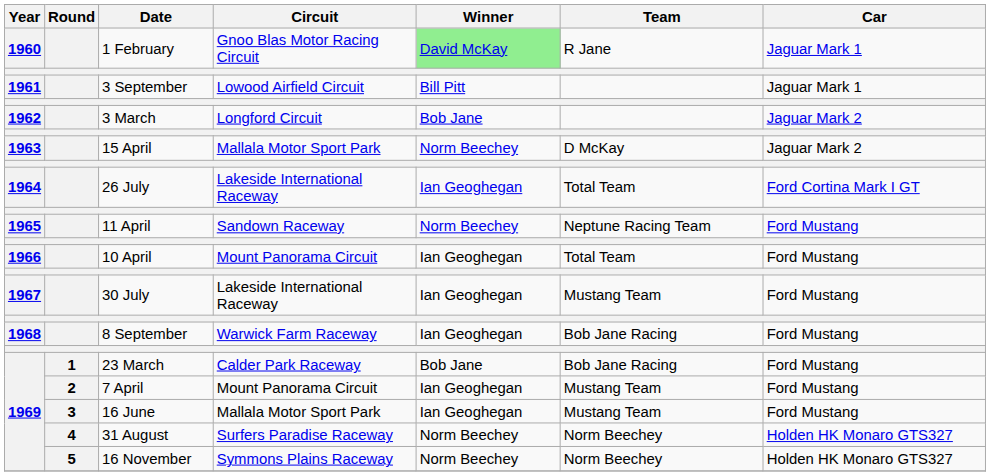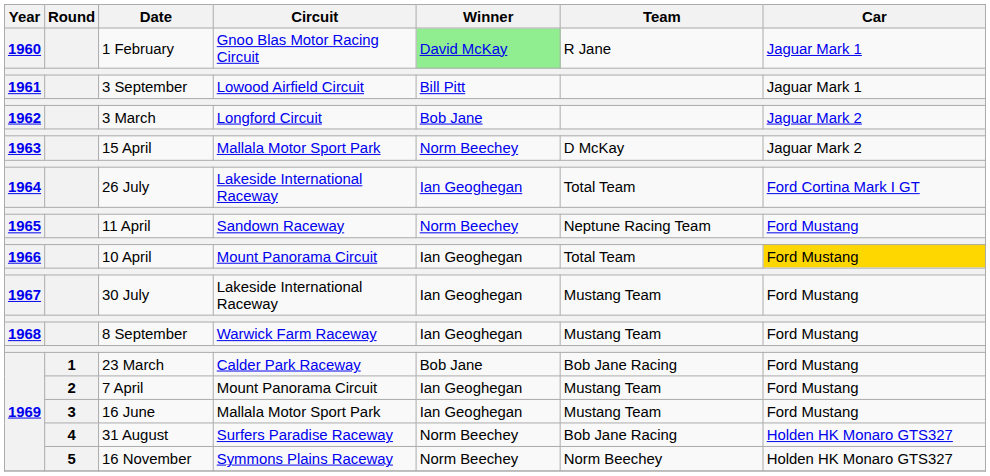(813, 256) no background -> (813, 256) gold background
(620, 334) Bob Jane Racing -> (612, 334) Mustang Team
(613, 435) Norm Beechey -> (620, 435) Bob Jane Racing
